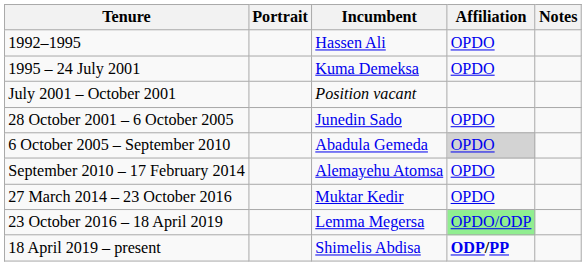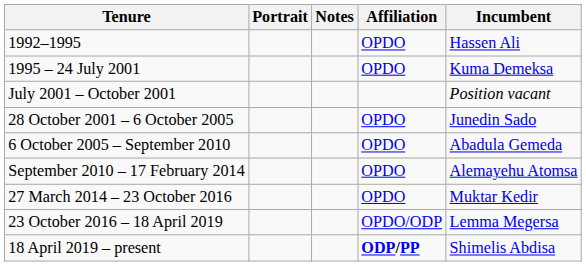columns swapped: (379, 17) <-> (558, 17)
(473, 145) lightgrey background -> (383, 145) no background
(491, 222) lightgreen background -> (402, 222) no background
